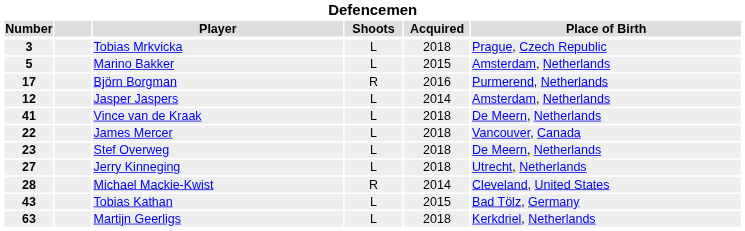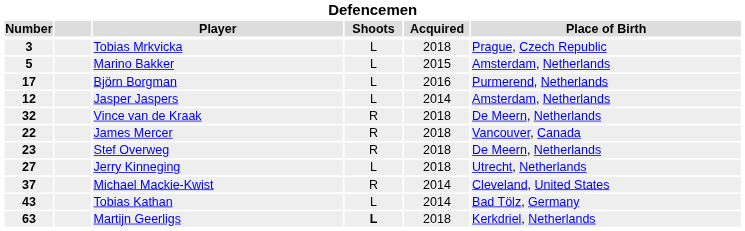(374, 81) R -> (374, 81) L
(29, 116) 41 -> (29, 116) 32
(374, 116) L -> (374, 116) R
(374, 133) L -> (374, 133) R
(374, 150) L -> (374, 150) R
(29, 184) 28 -> (29, 184) 37
(437, 201) 2015 -> (437, 201) 2014
(374, 219) normal -> (374, 219) bold
